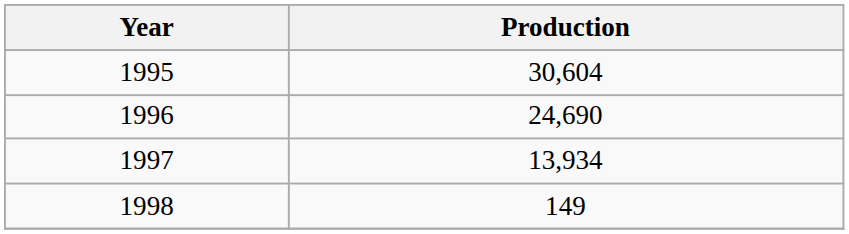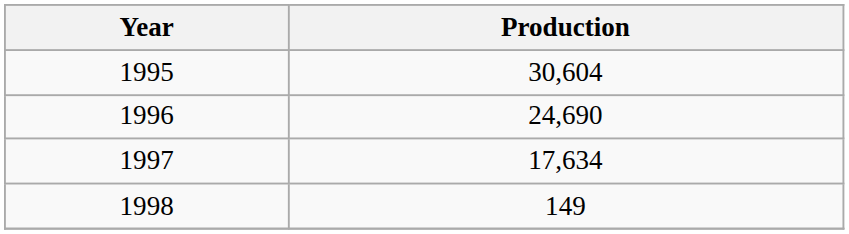(565, 161) 13,934 -> (565, 161) 17,634
